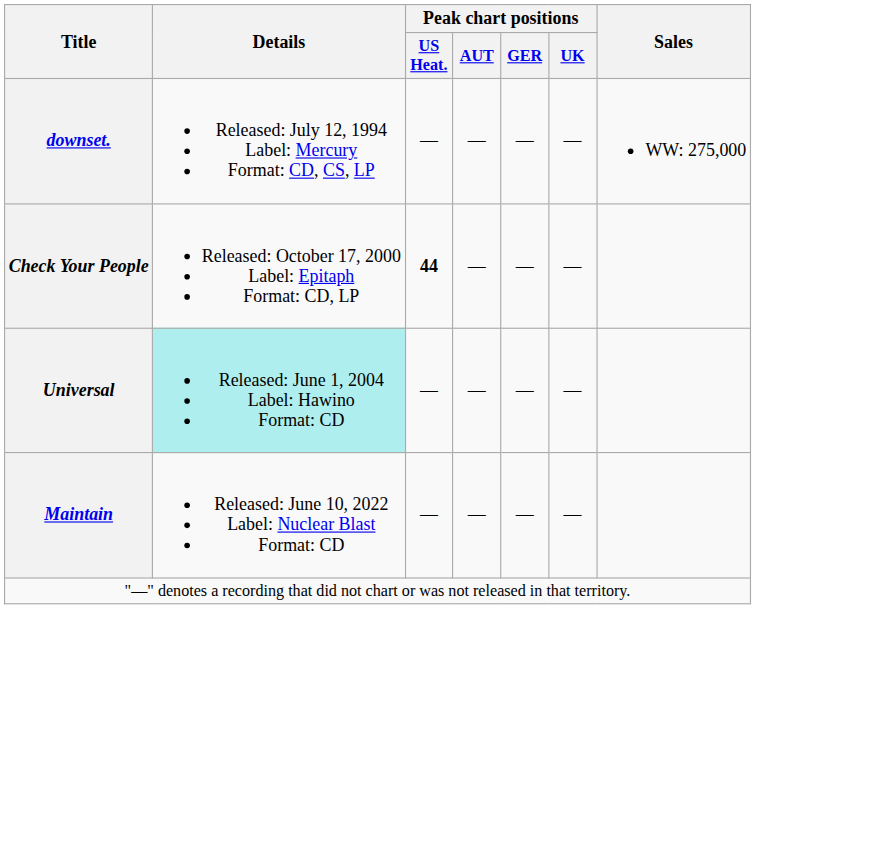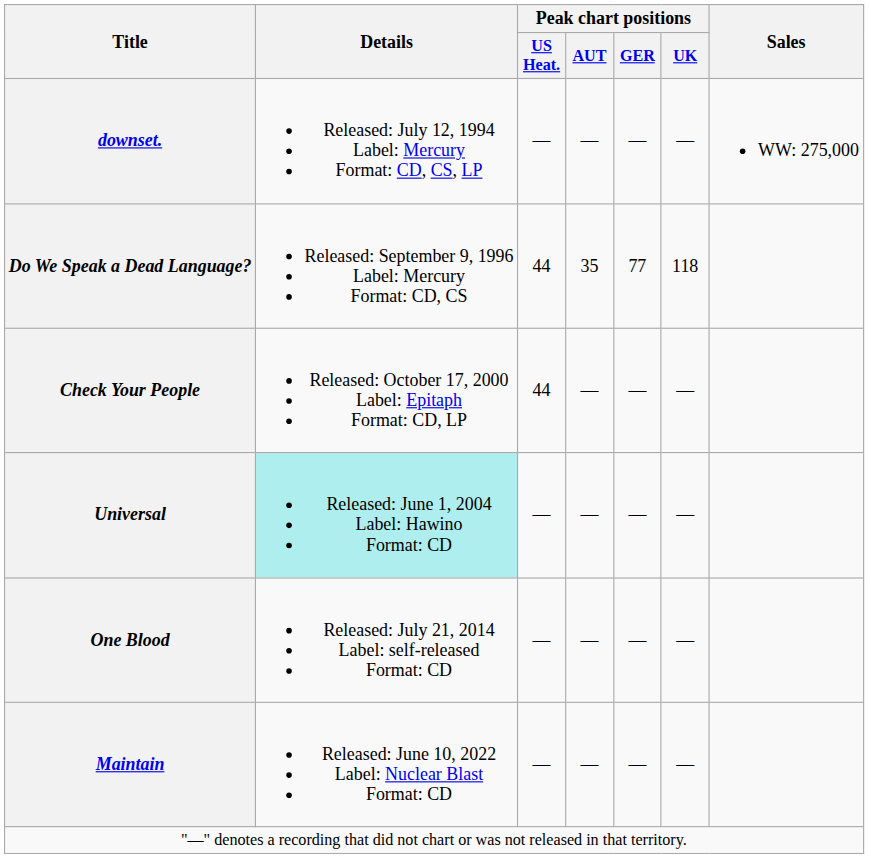+ row: (130, 265)
(429, 265) bold -> (542, 390) normal
+ row: (130, 639)
